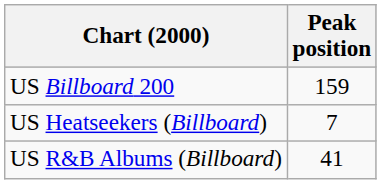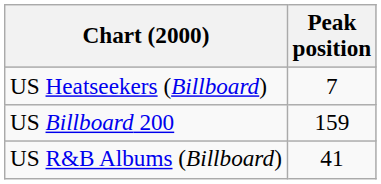rows swapped: (92, 85) <-> (139, 122)
